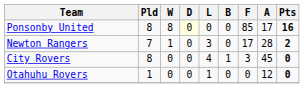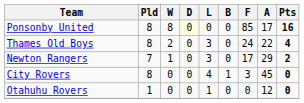+ row: (50, 44)
(267, 44) 28 -> (267, 59) 29
